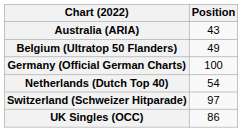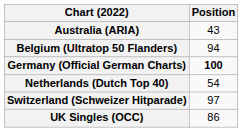(214, 48) 49 -> (214, 48) 94
(214, 65) normal -> (214, 65) bold
